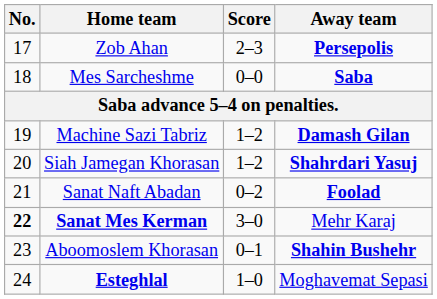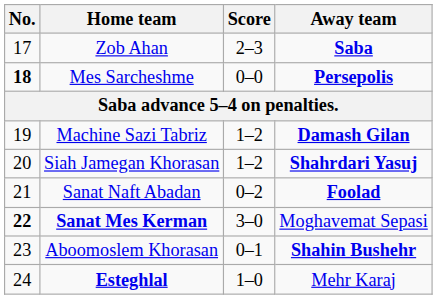(354, 47) Persepolis -> (354, 47) Saba
(22, 76) normal -> (22, 76) bold
(354, 76) Saba -> (354, 76) Persepolis
(354, 221) Mehr Karaj -> (354, 221) Moghavemat Sepasi
(354, 279) Moghavemat Sepasi -> (354, 279) Mehr Karaj
